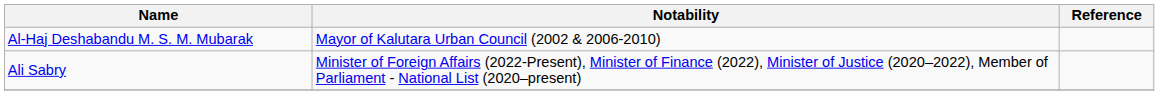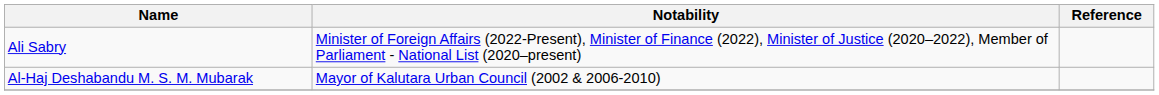rows swapped: (37, 70) <-> (130, 39)
